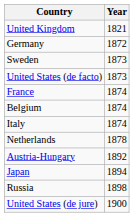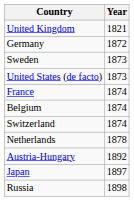- row: (16, 124)
+ row: (31, 124)
(117, 172) 1894 -> (117, 172) 1897
- row: (52, 204)
